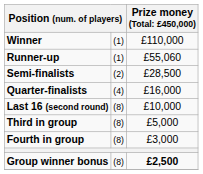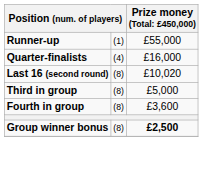- row: (24, 40)
(162, 57) £55,060 -> (162, 40) £55,000
- row: (41, 73)
(162, 106) £10,000 -> (162, 73) £10,020
(162, 139) £3,000 -> (162, 106) £3,600
